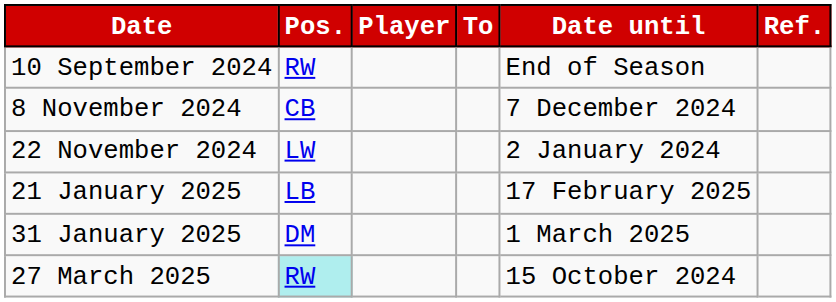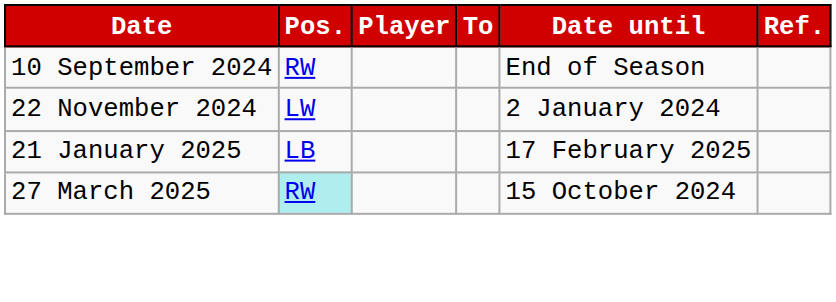- row: (126, 109)
- row: (126, 235)
